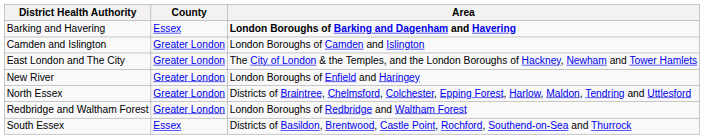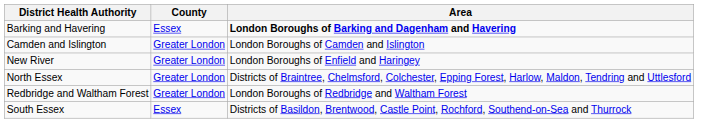- row: (66, 61)
